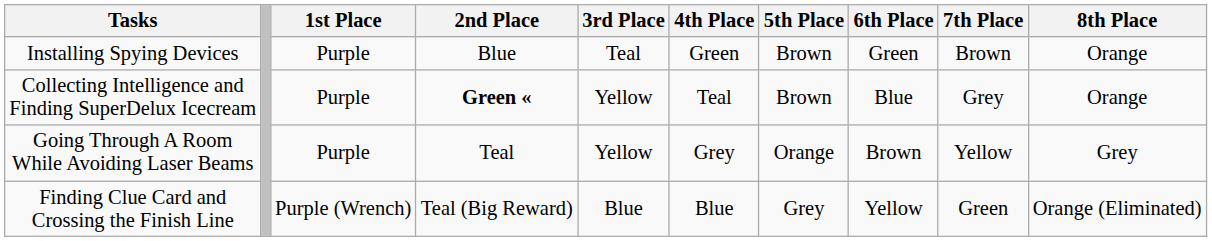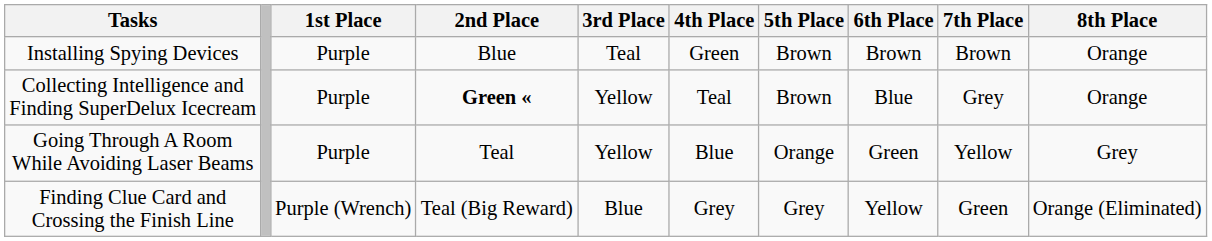(894, 53) Green -> (894, 53) Brown
(714, 152) Grey -> (714, 152) Blue
(894, 152) Brown -> (894, 152) Green
(714, 208) Blue -> (714, 208) Grey
